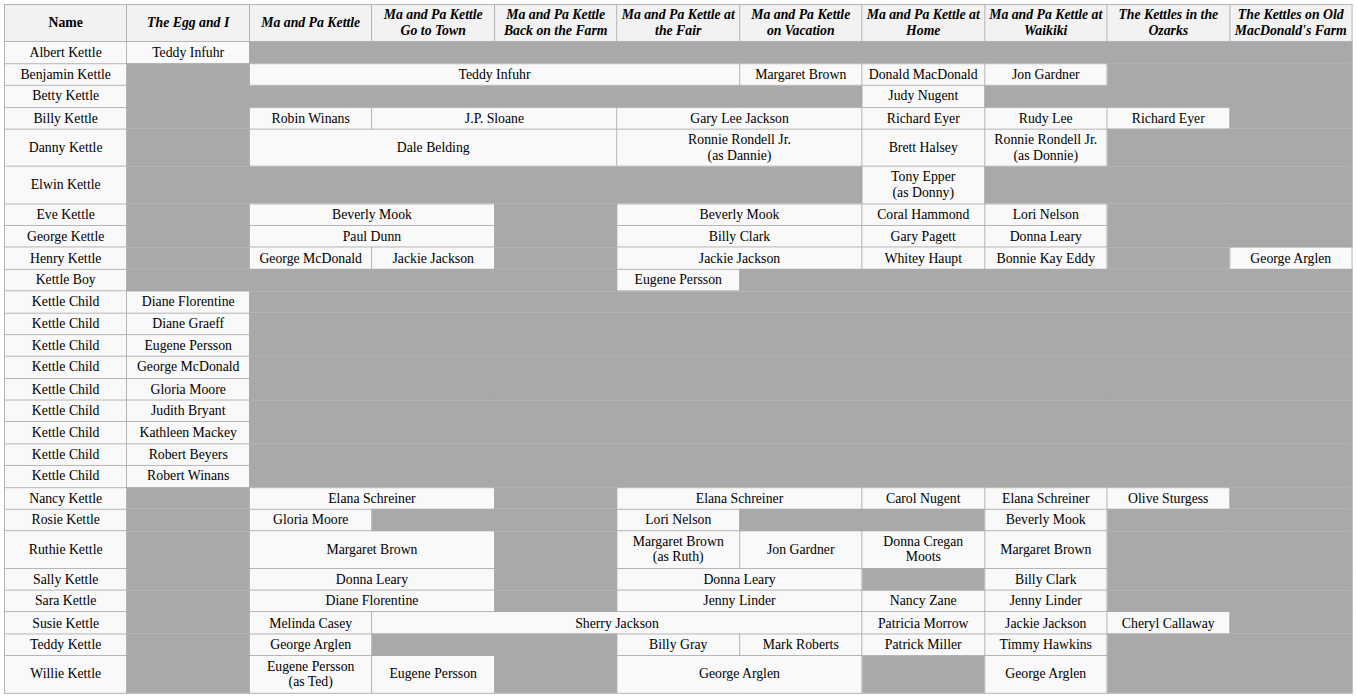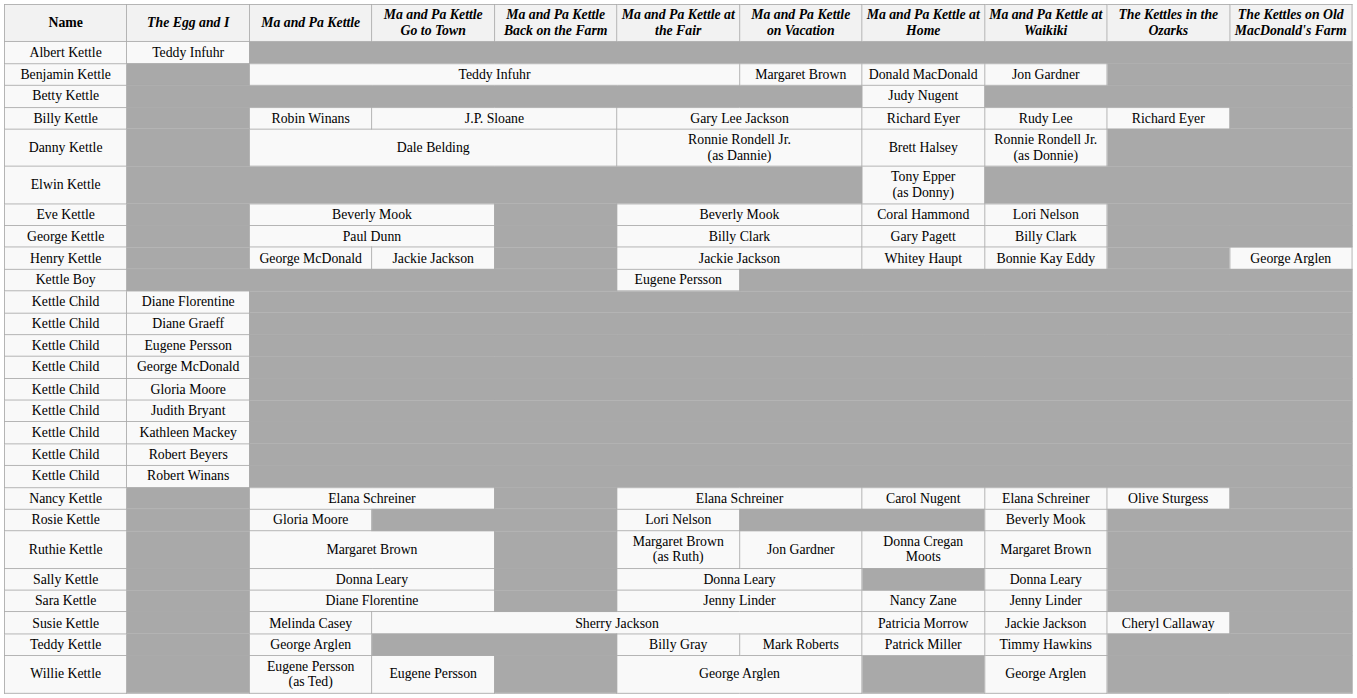(1046, 236) Donna Leary -> (1046, 236) Billy Clark
(1046, 579) Billy Clark -> (1046, 579) Donna Leary
